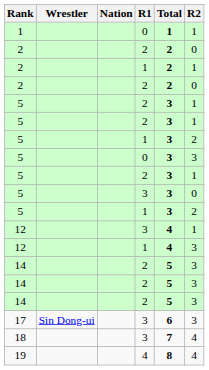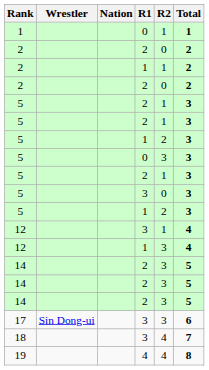columns swapped: (194, 13) <-> (169, 13)
